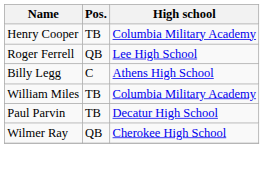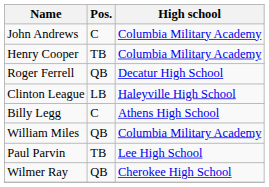+ row: (43, 34)
(155, 53) Lee High School -> (171, 73) Decatur High School
+ row: (46, 93)
(93, 93) TB -> (99, 133) QB
(165, 113) Decatur High School -> (160, 152) Lee High School
